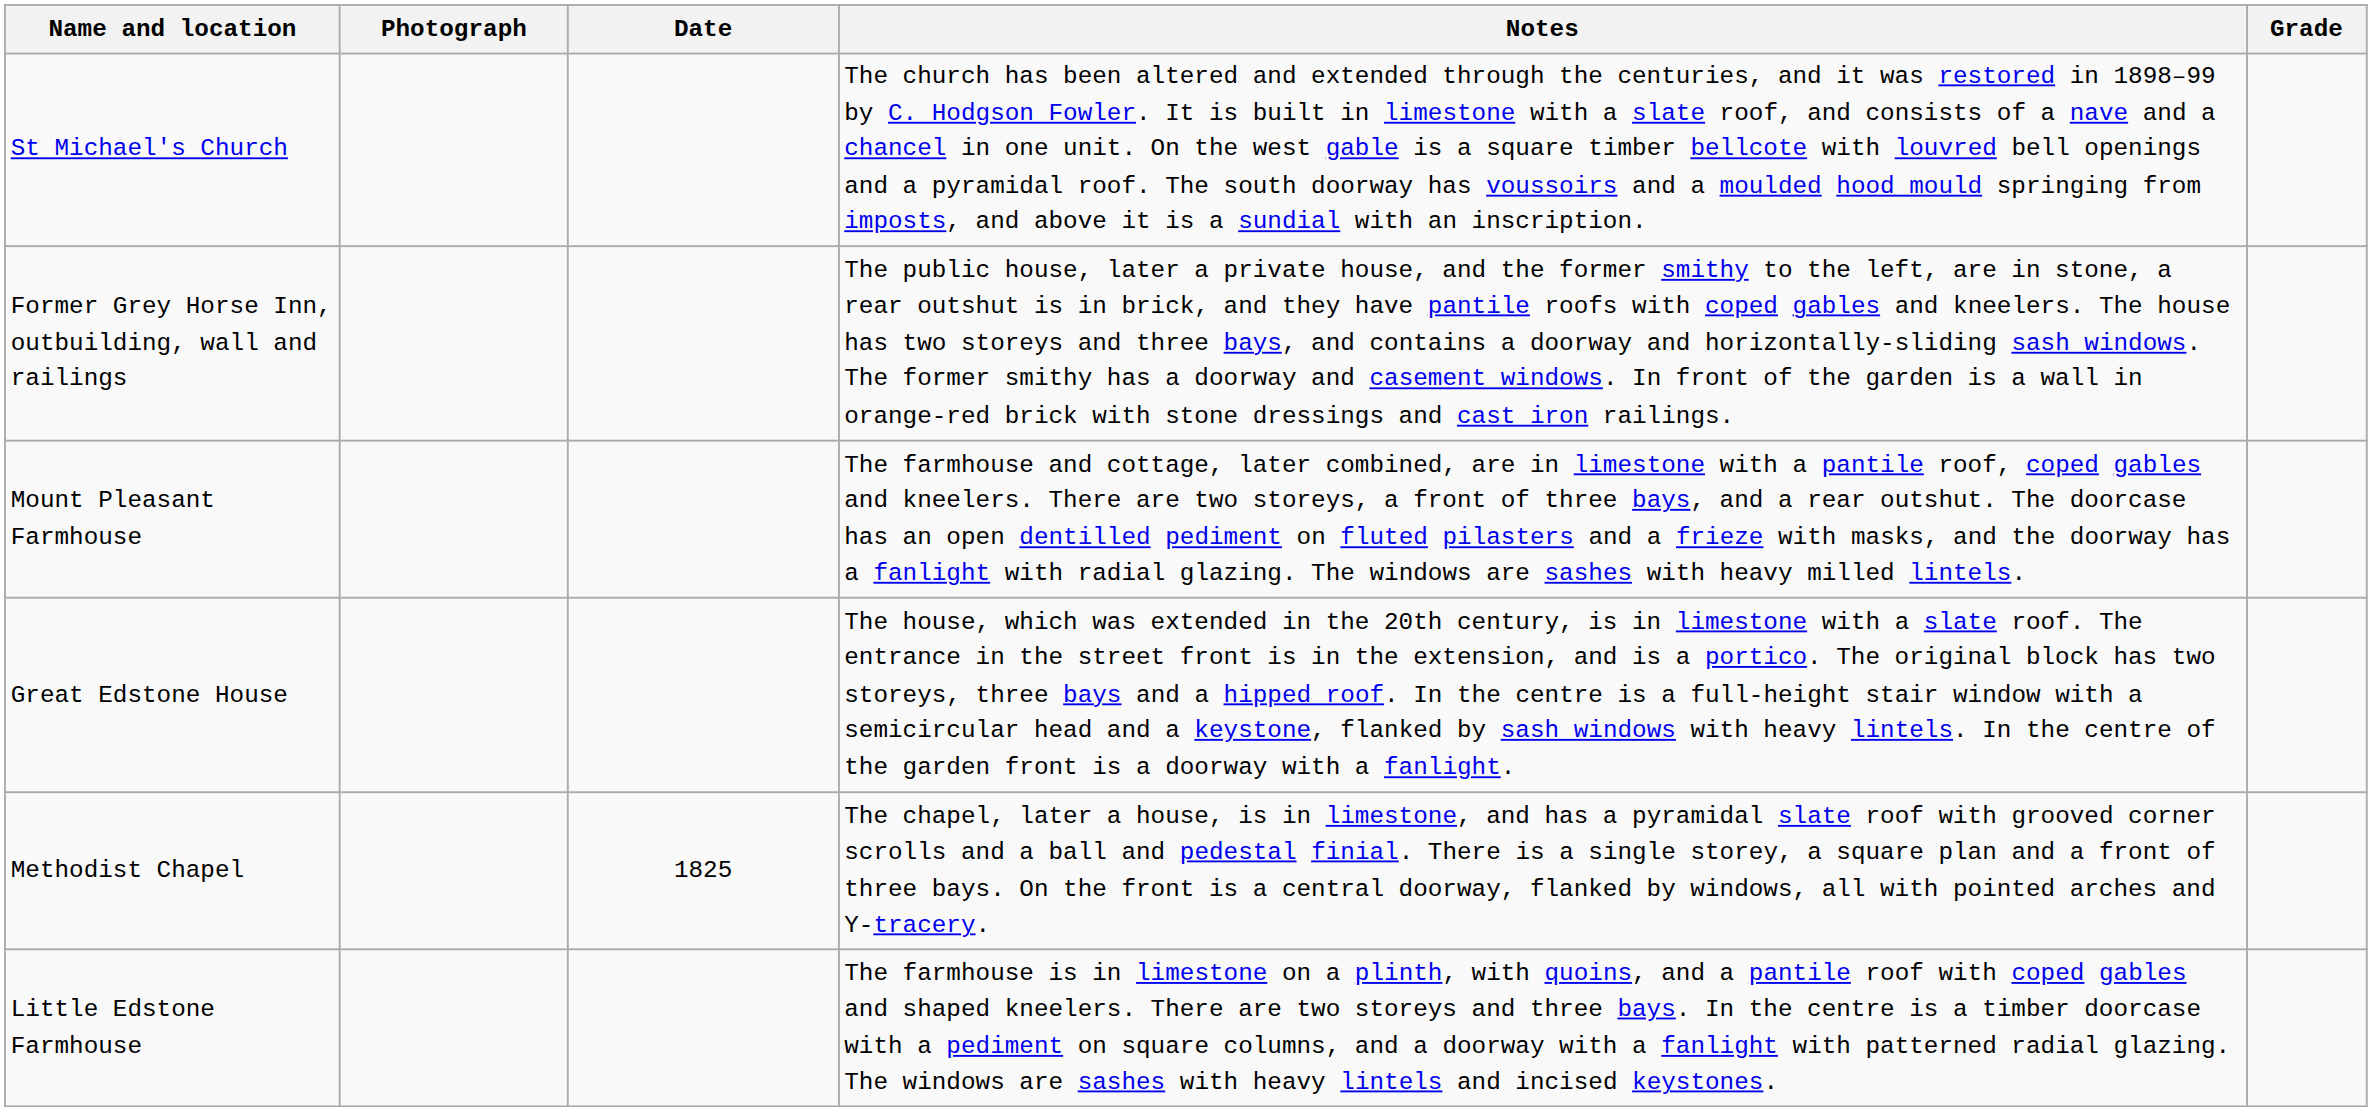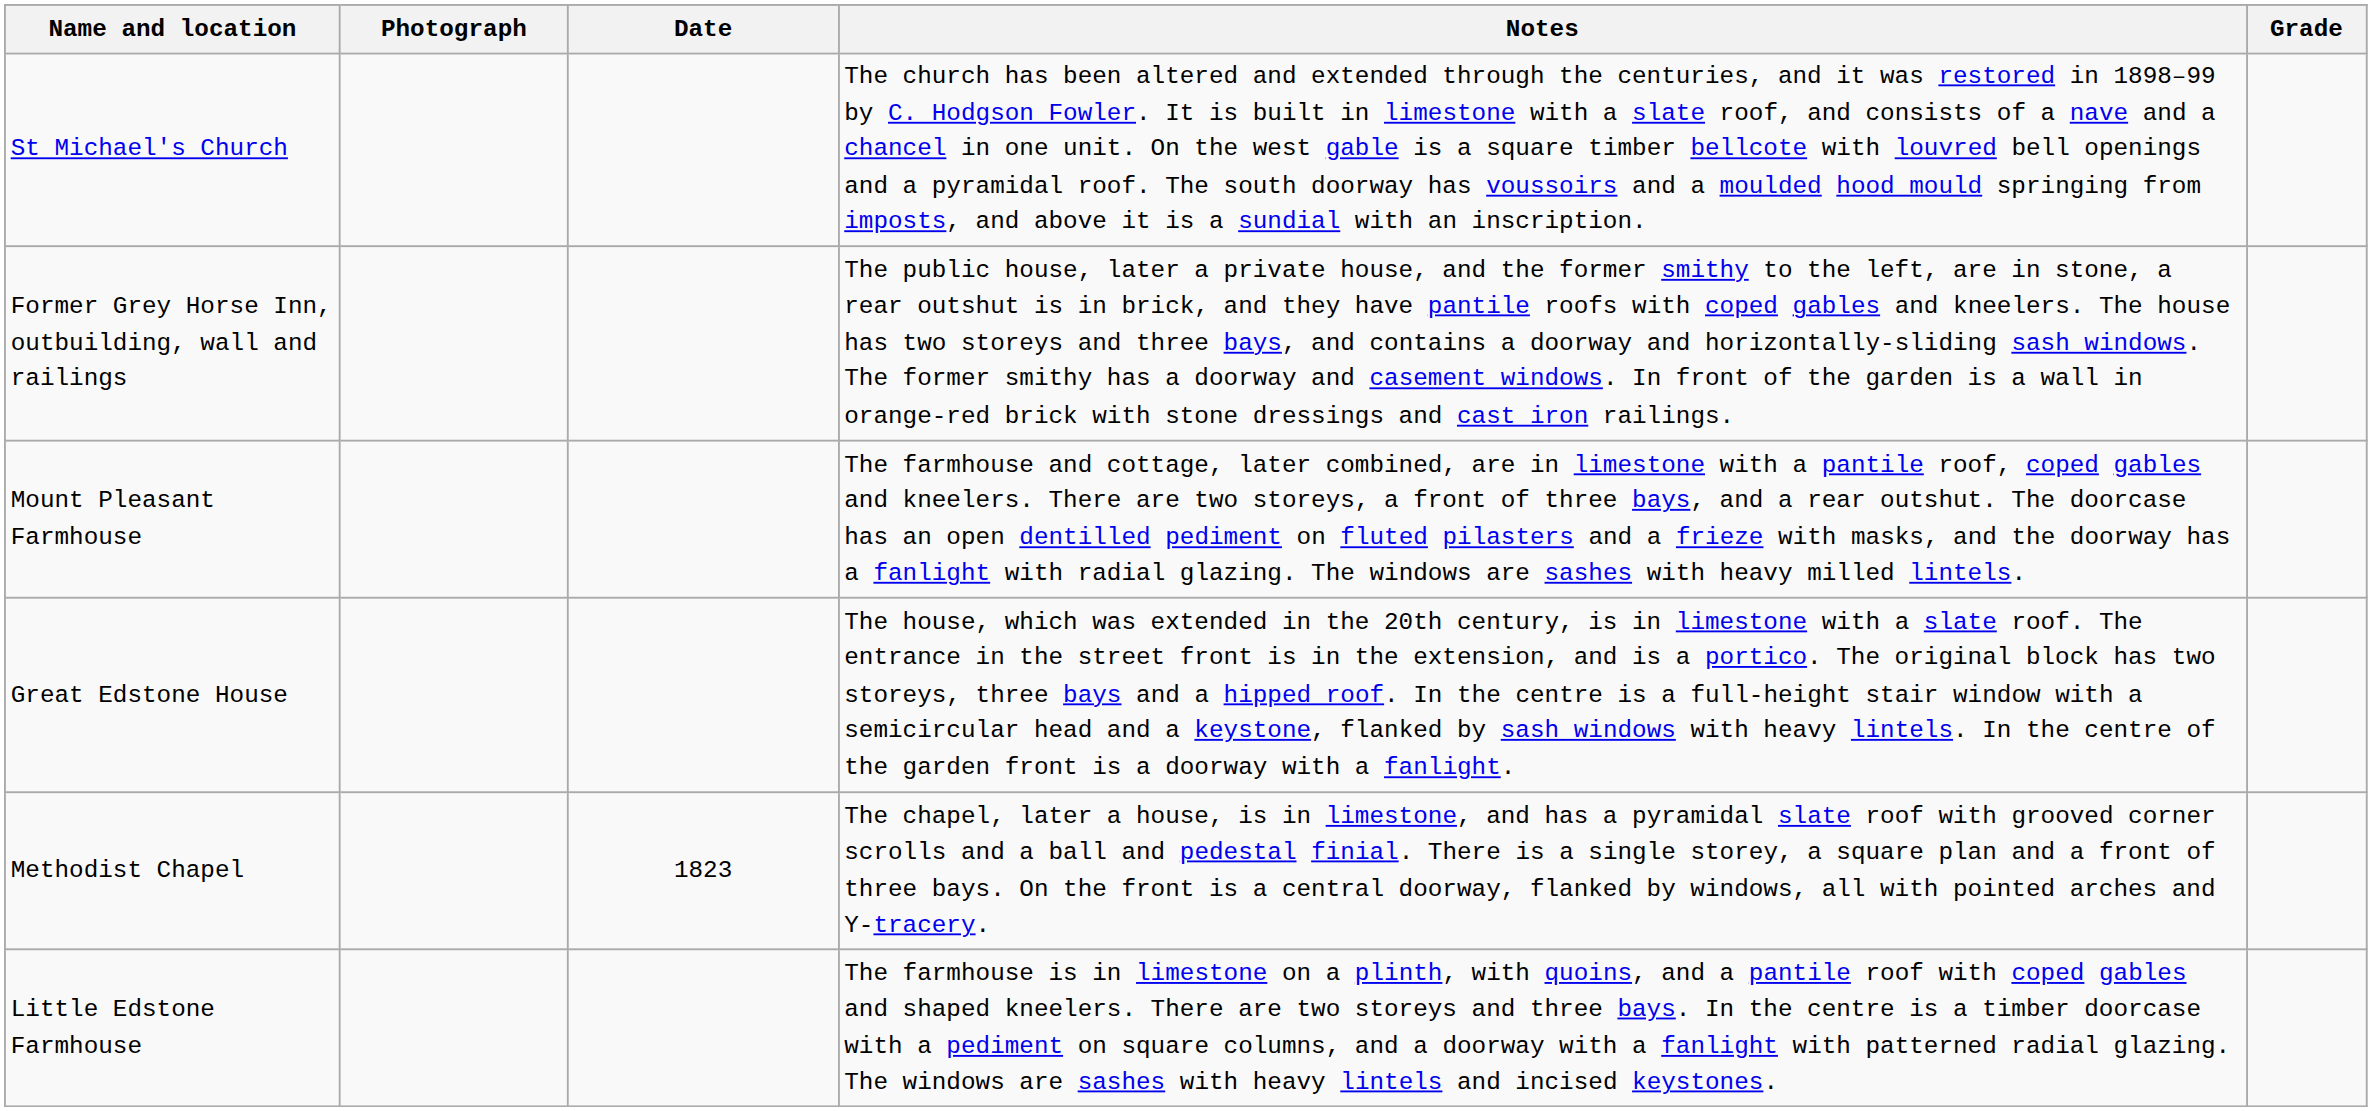(703, 870) 1825 -> (703, 870) 1823
